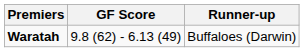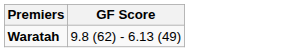- column: (242, 15)
